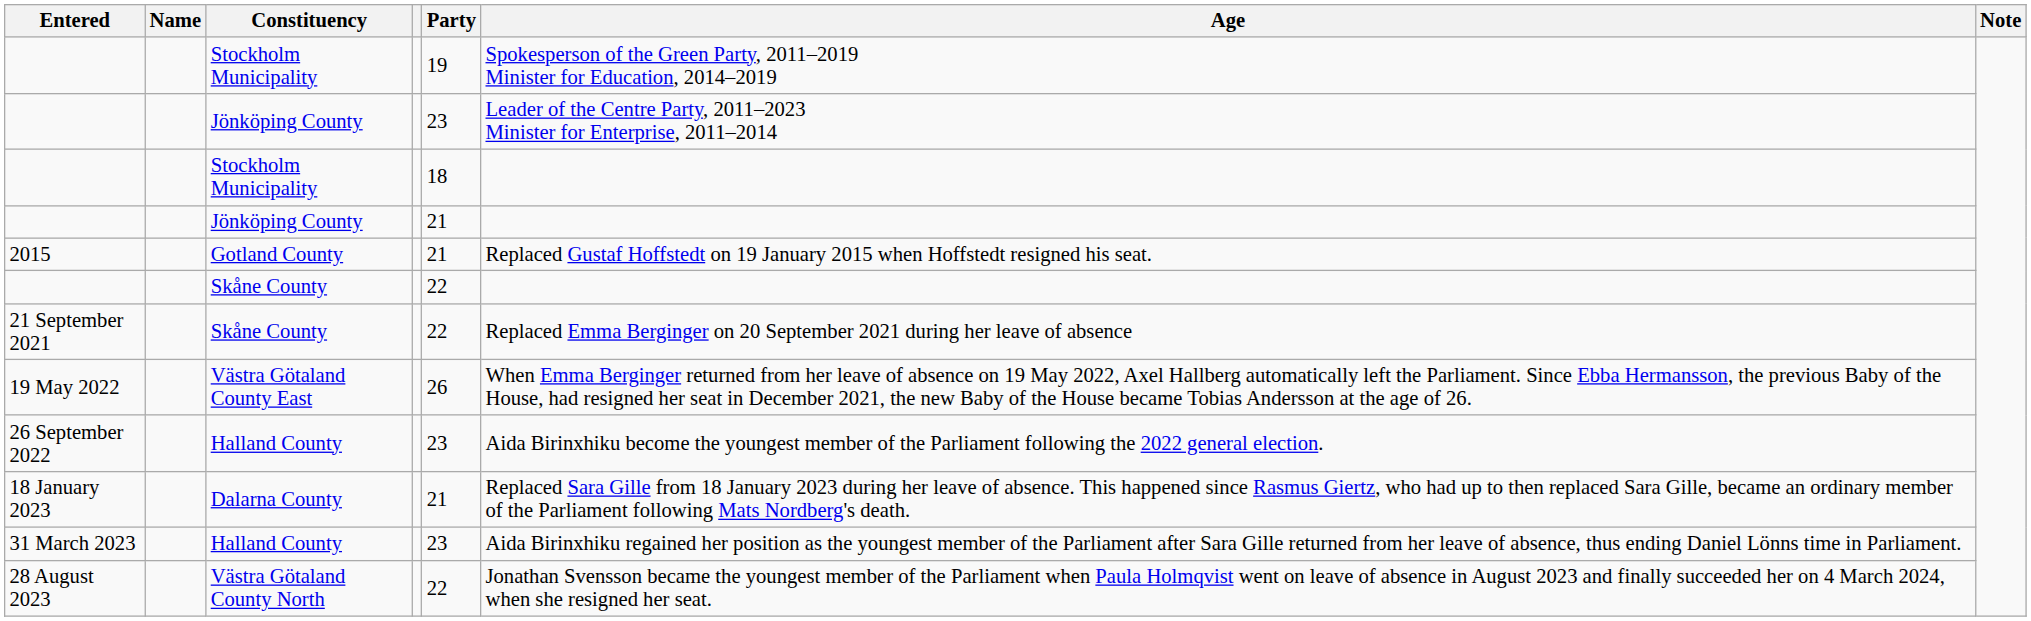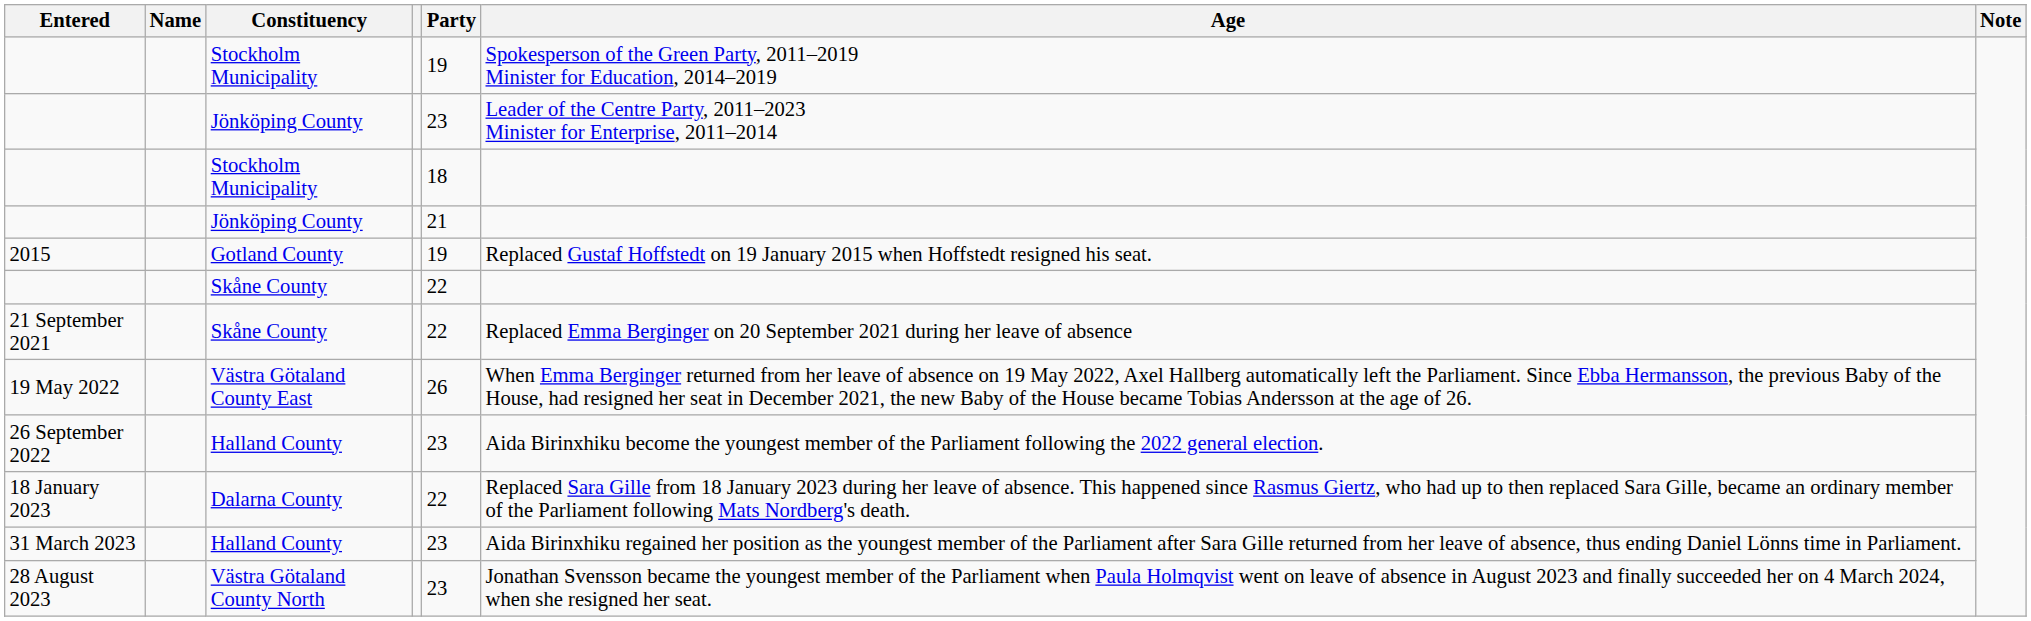(437, 254) 21 -> (437, 254) 19
(437, 499) 21 -> (437, 499) 22
(437, 587) 22 -> (437, 587) 23
